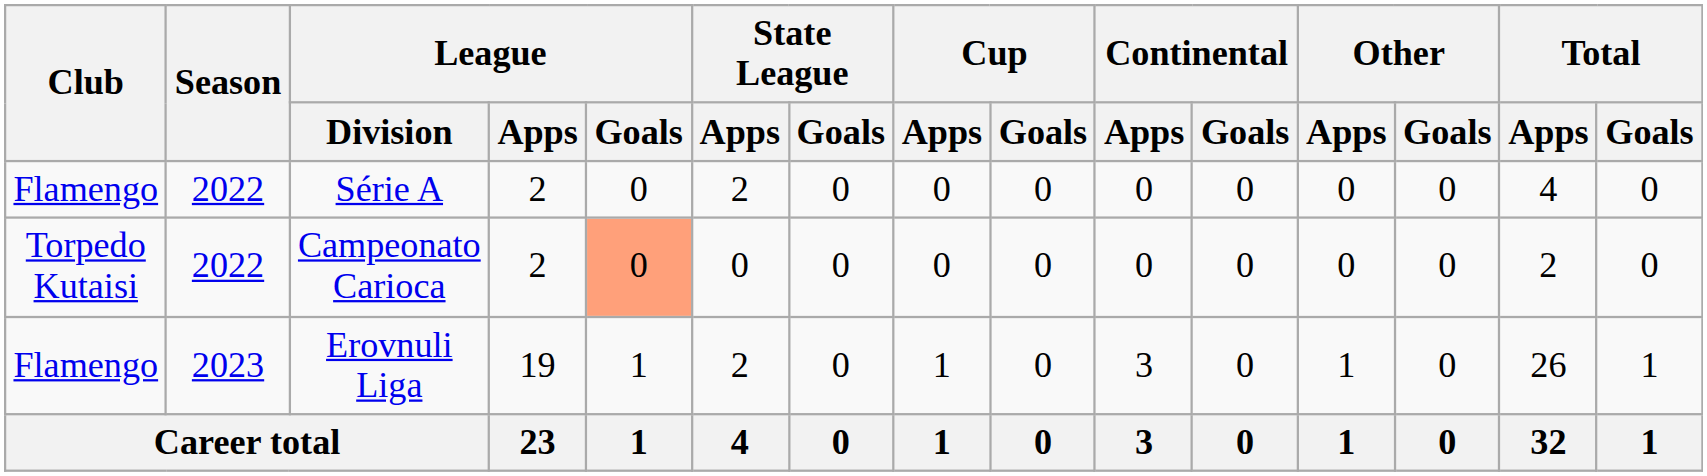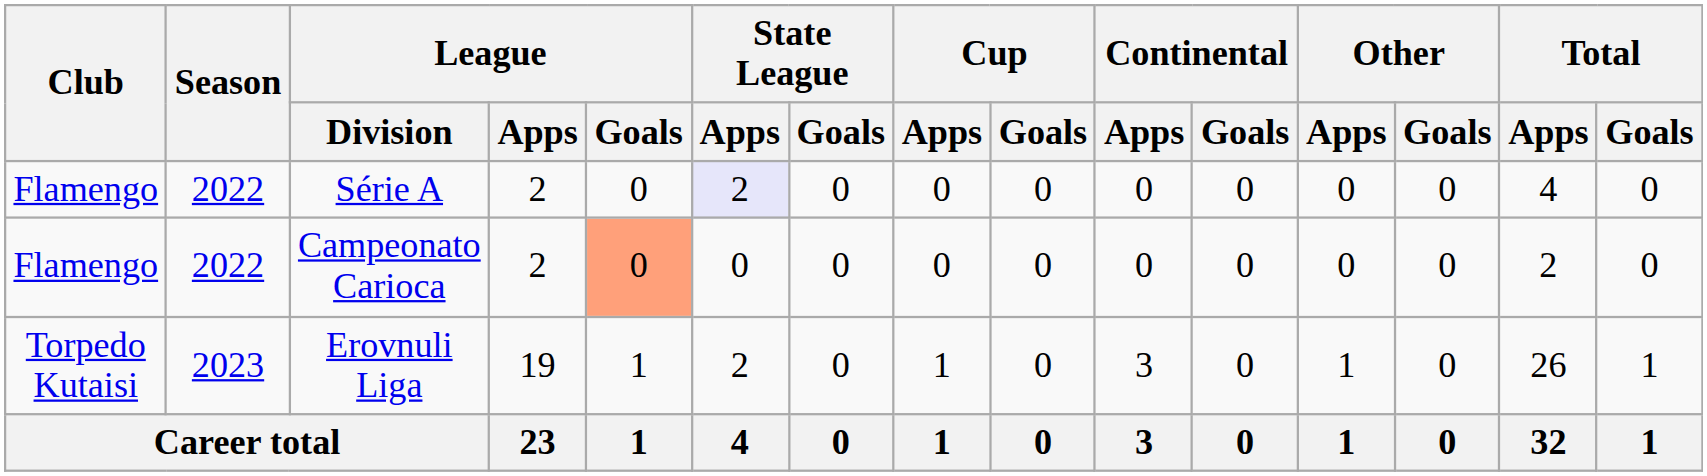(740, 188) no background -> (740, 188) lavender background
(86, 266) Torpedo Kutaisi -> (86, 266) Flamengo
(86, 364) Flamengo -> (86, 364) Torpedo Kutaisi
